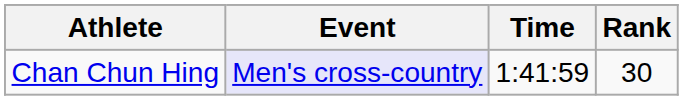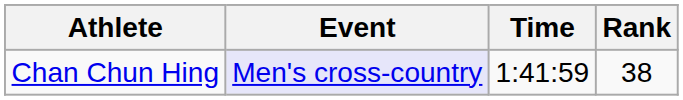(637, 72) 30 -> (637, 72) 38
